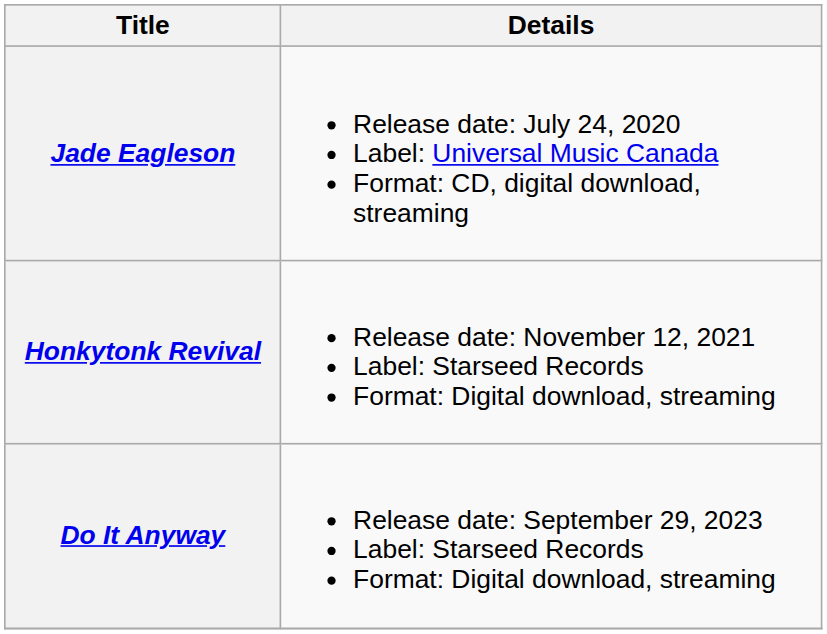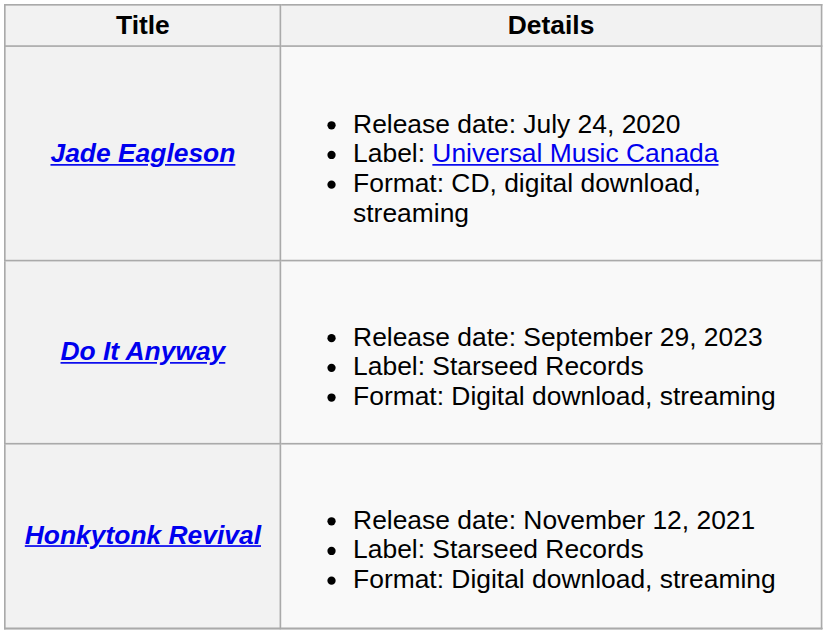rows swapped: (143, 351) <-> (143, 535)
